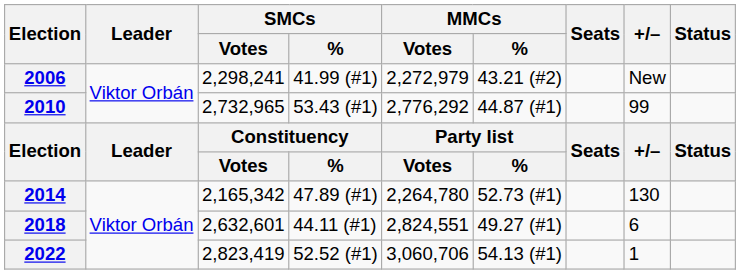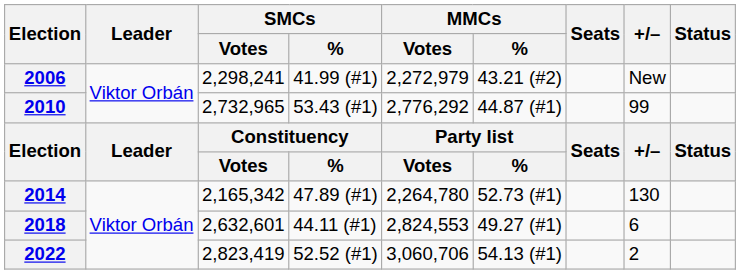(428, 225) 2,824,551 -> (428, 225) 2,824,553
(634, 254) 1 -> (634, 254) 2
